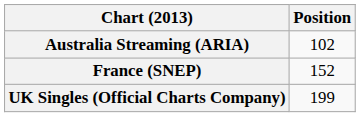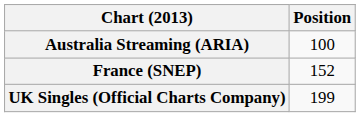(322, 44) 102 -> (322, 44) 100
